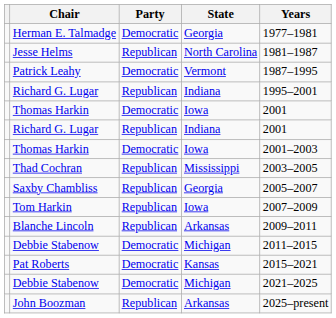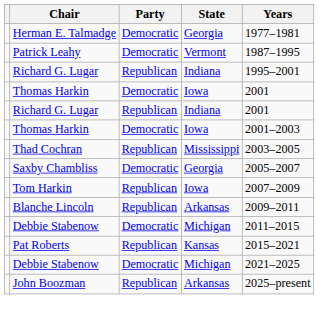- row: (43, 52)
(149, 187) Republican -> (150, 168) Democratic
(150, 264) Democratic -> (149, 245) Republican
